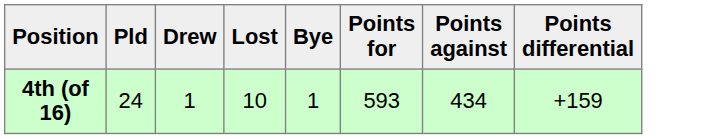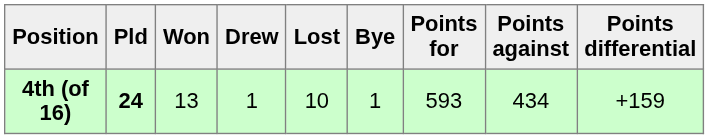+ column: (186, 36)
(131, 101) normal -> (131, 101) bold
